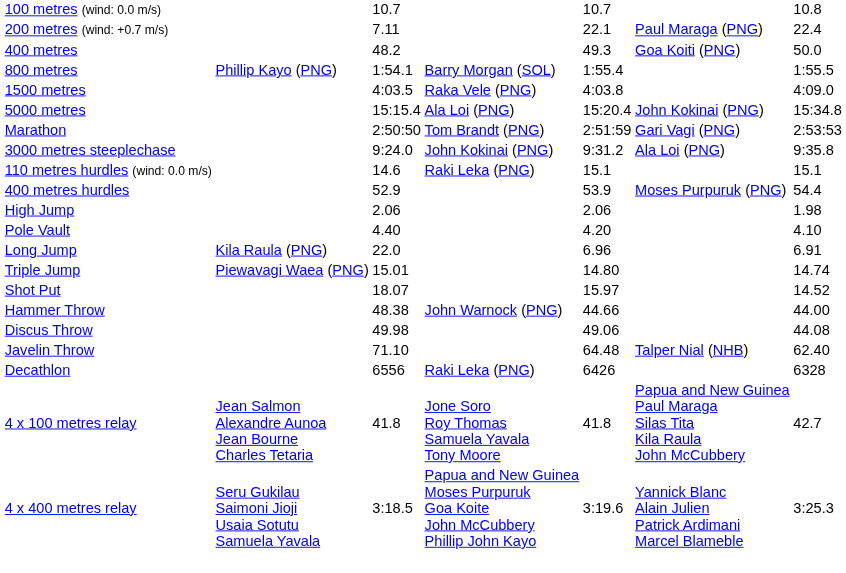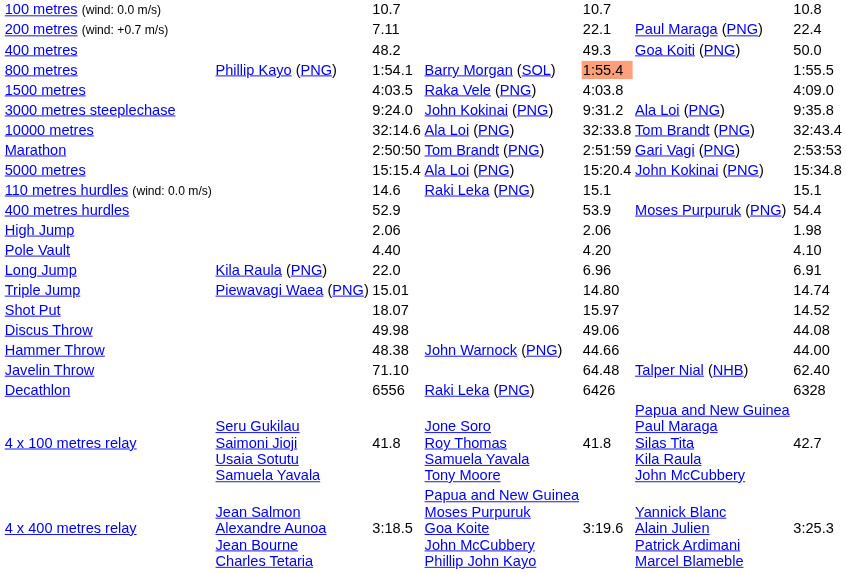(603, 70) no background -> (603, 70) lightsalmon background
rows swapped: (45, 110) <-> (90, 150)
+ row: (49, 130)
rows swapped: (49, 330) <-> (55, 310)
(271, 431) Jean Salmon Alexandre Aunoa Jean Bourne Charles Tetaria -> (268, 451) Seru Gukilau Saimoni Jioji Usaia Sotutu Samuela Yavala
(268, 516) Seru Gukilau Saimoni Jioji Usaia Sotutu Samuela Yavala -> (271, 536) Jean Salmon Alexandre Aunoa Jean Bourne Charles Tetaria
